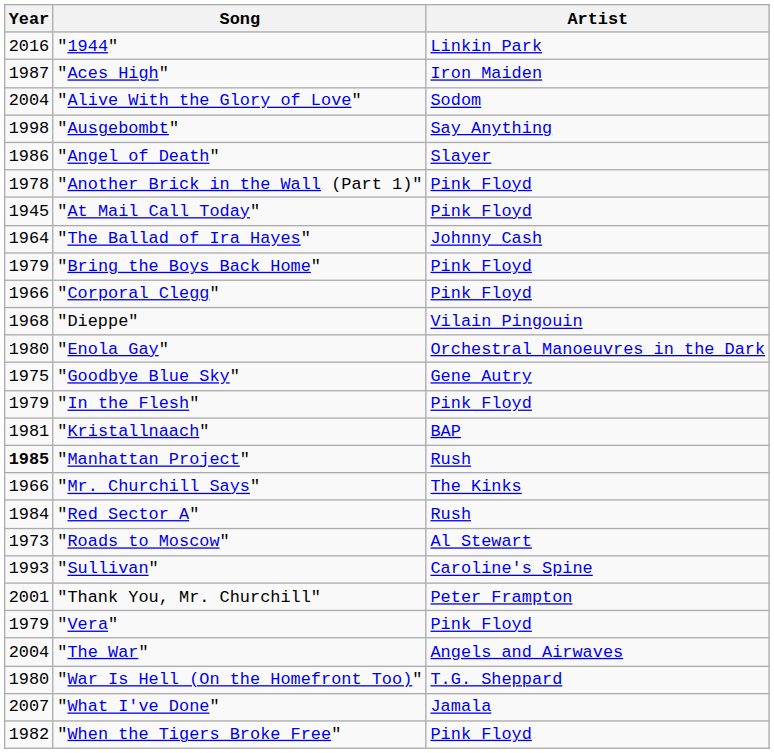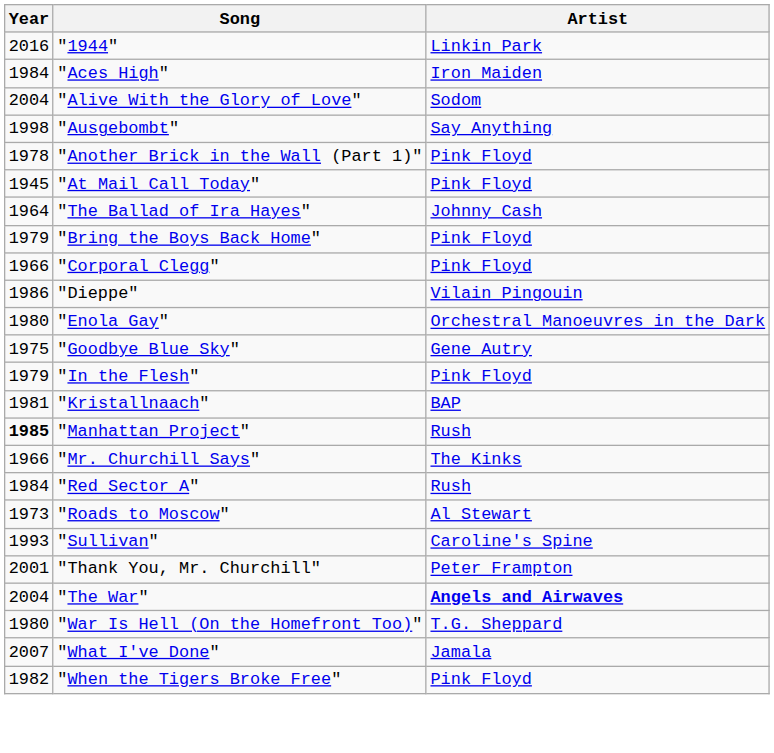(29, 74) 1987 -> (29, 74) 1984
- row: (138, 156)
(29, 321) 1968 -> (29, 294) 1986
- row: (88, 624)
(527, 652) normal -> (527, 597) bold
